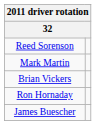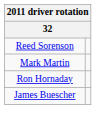- row: (45, 79)
